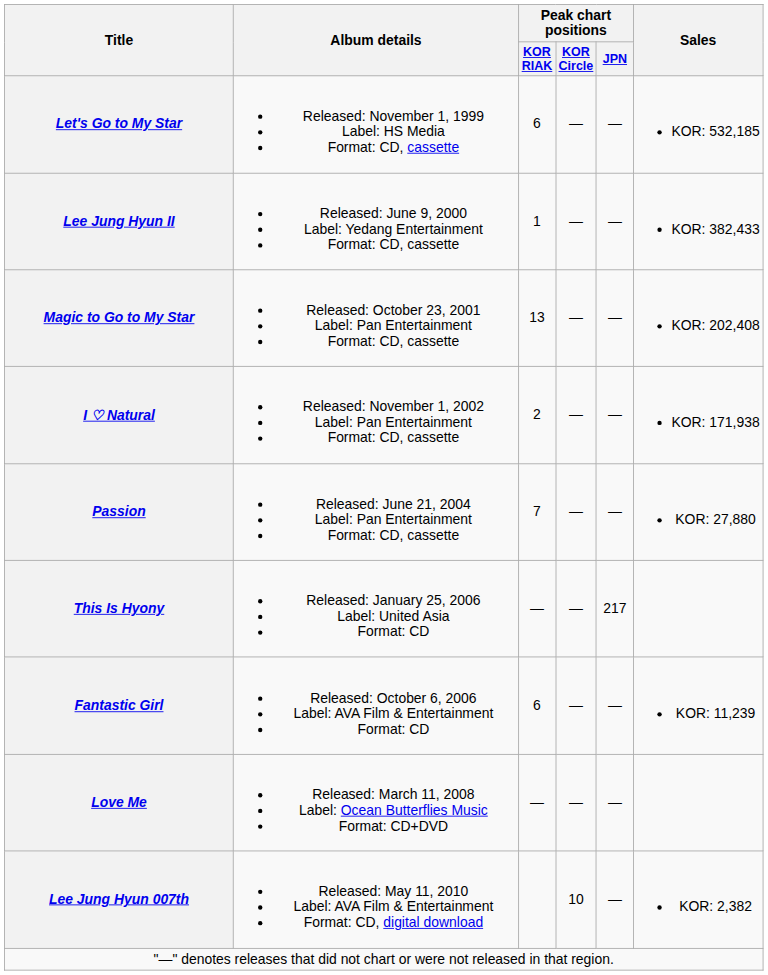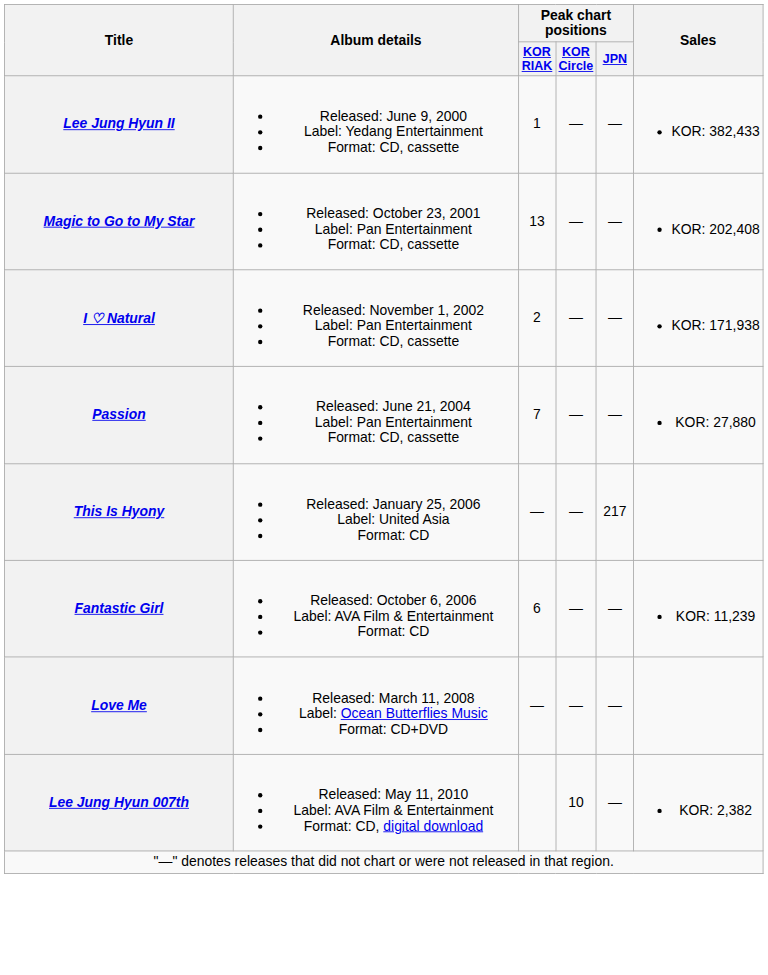- row: (119, 124)
